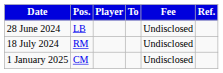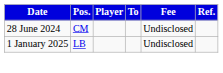(79, 28) LB -> (81, 28) CM
- row: (33, 44)
(81, 60) CM -> (79, 44) LB
